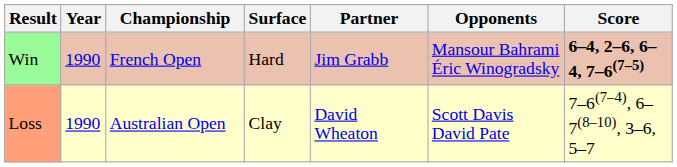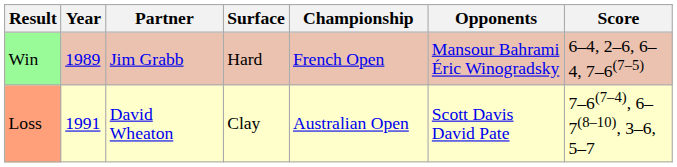columns swapped: (175, 18) <-> (369, 18)
(83, 58) 1990 -> (83, 58) 1989
(612, 58) bold -> (612, 58) normal
(83, 123) 1990 -> (83, 123) 1991
